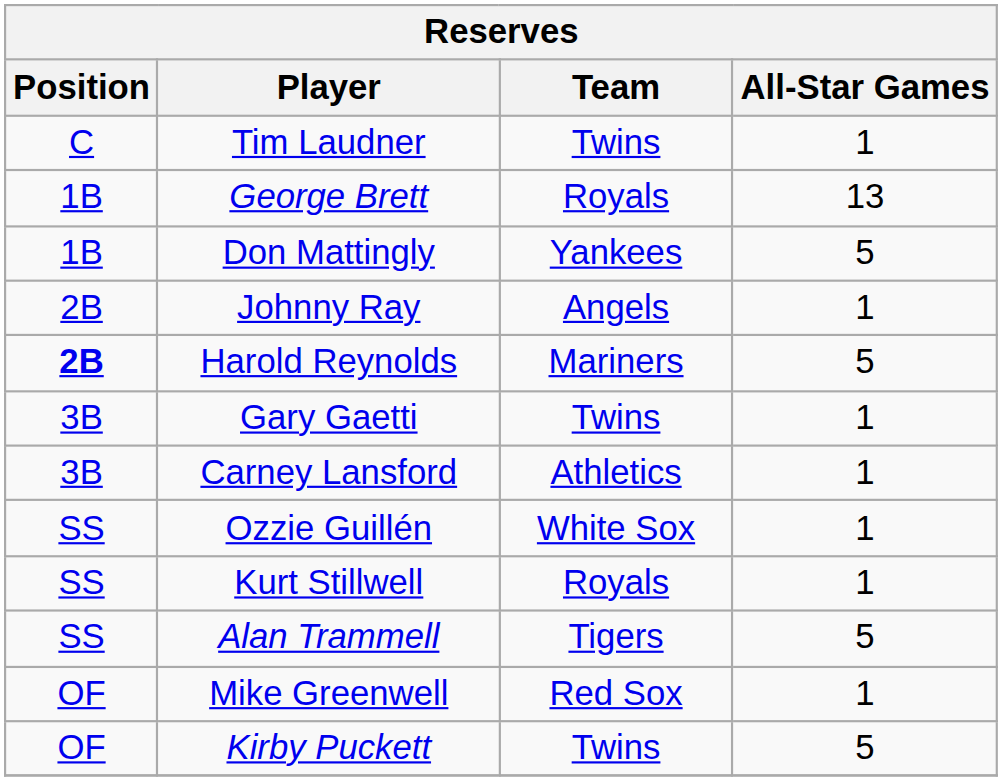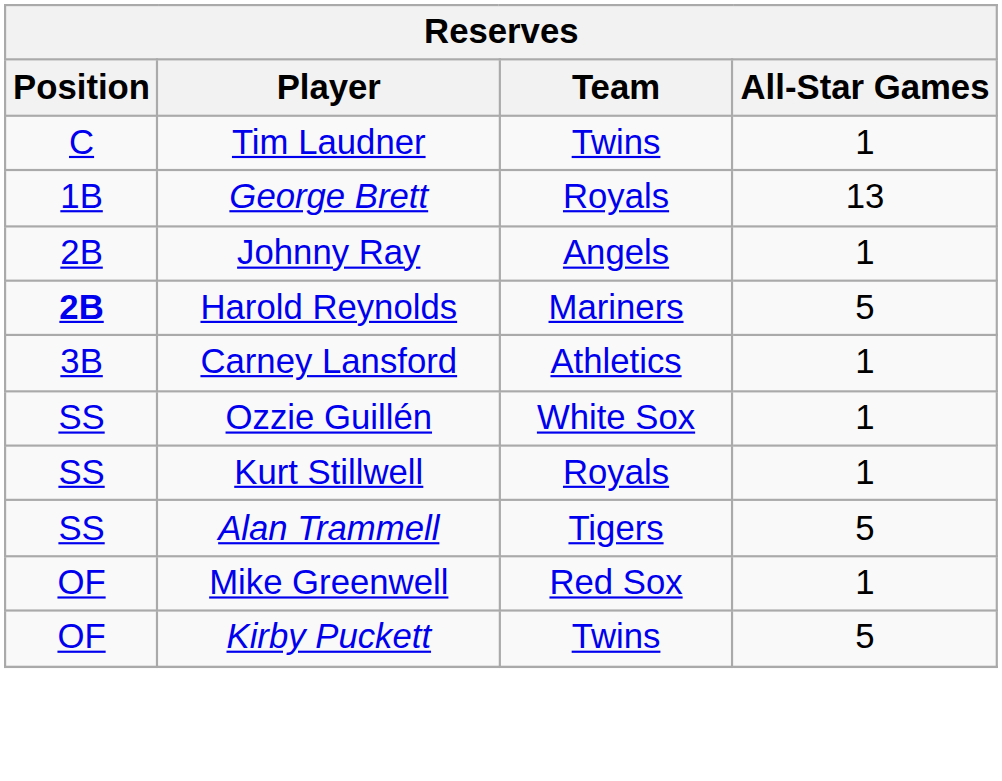- row: (329, 252)
- row: (329, 417)
